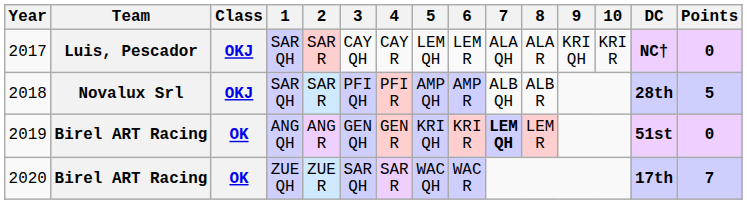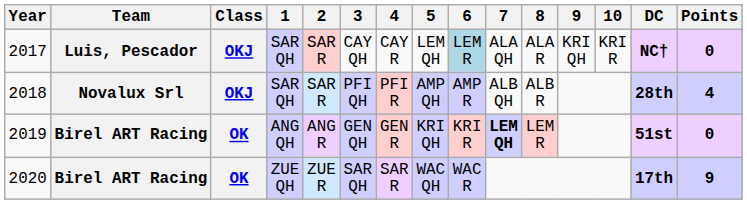(467, 51) no background -> (467, 51) lightblue background
(710, 93) 5 -> (710, 93) 4
(710, 178) 7 -> (710, 178) 9
